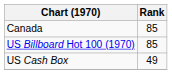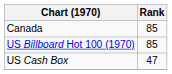(152, 61) 49 -> (152, 61) 47
